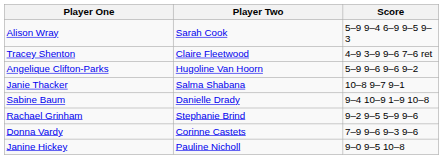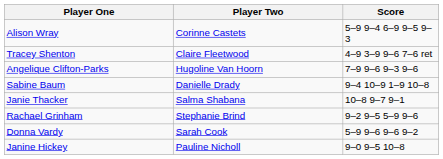(202, 33) Sarah Cook -> (211, 33) Corinne Castets
(382, 69) 5–9 9–6 9–6 9–2 -> (382, 69) 7–9 9–6 9–3 9–6
rows swapped: (37, 85) <-> (36, 100)
(211, 131) Corinne Castets -> (202, 131) Sarah Cook
(382, 131) 7–9 9–6 9–3 9–6 -> (382, 131) 5–9 9–6 9–6 9–2
